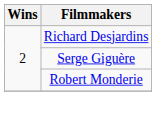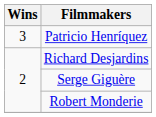+ row: (96, 36)
